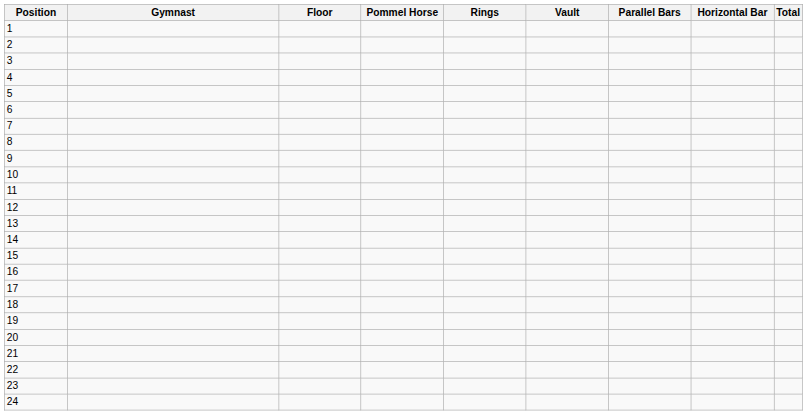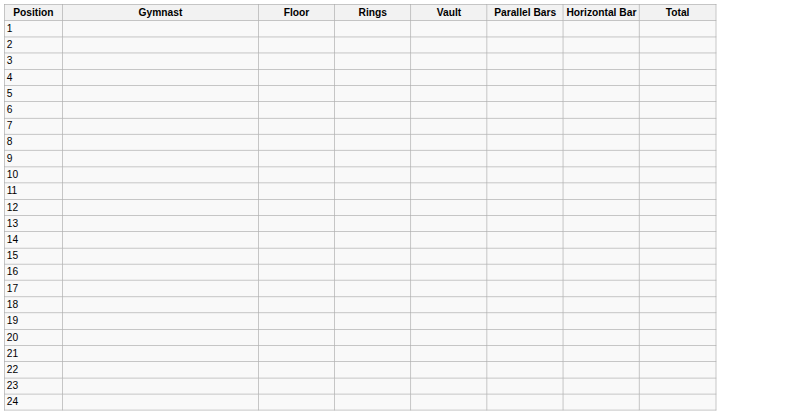- column: (402, 12)
